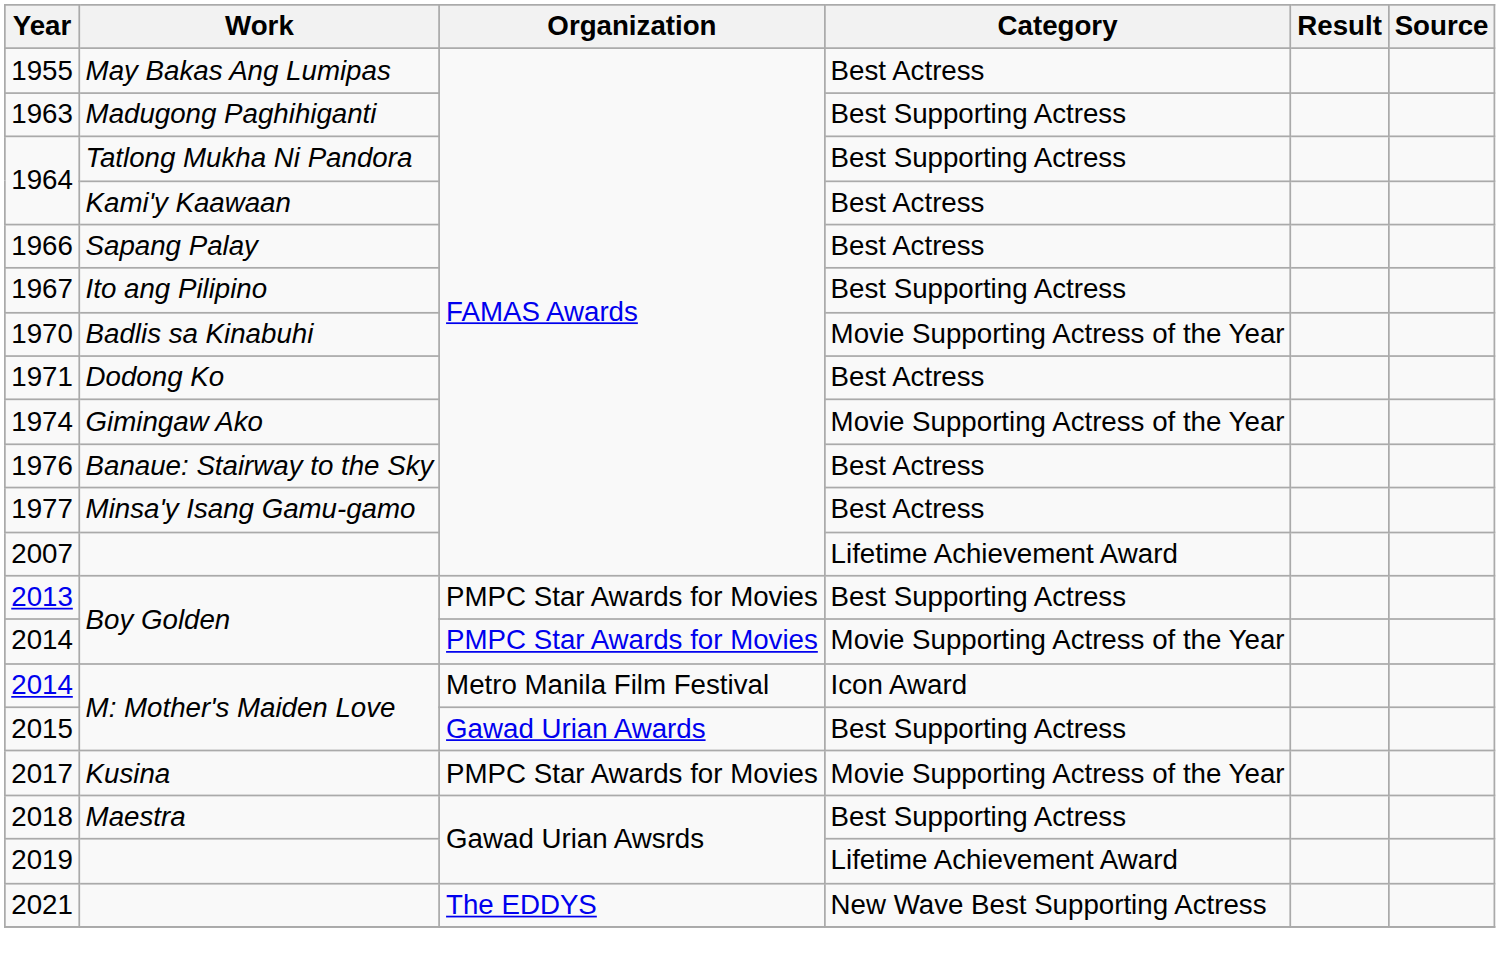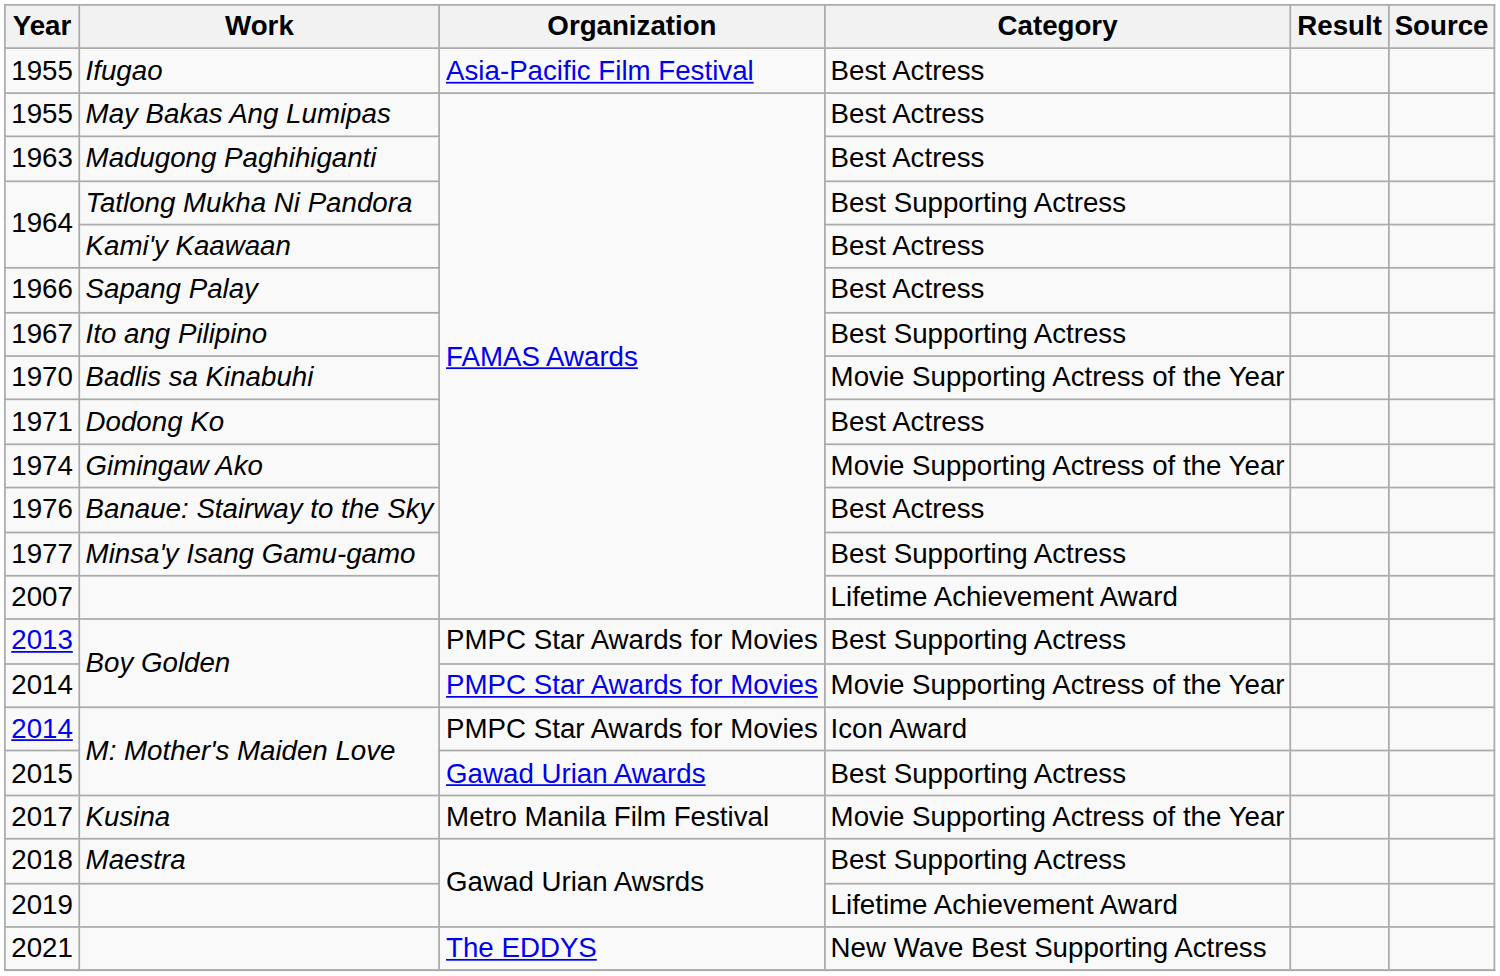+ row: (42, 70)
(978, 114) Best Supporting Actress -> (908, 158) Best Actress
(908, 509) Best Actress -> (978, 553) Best Supporting Actress
(608, 684) Metro Manila Film Festival -> (632, 728) PMPC Star Awards for Movies
(632, 772) PMPC Star Awards for Movies -> (608, 816) Metro Manila Film Festival
